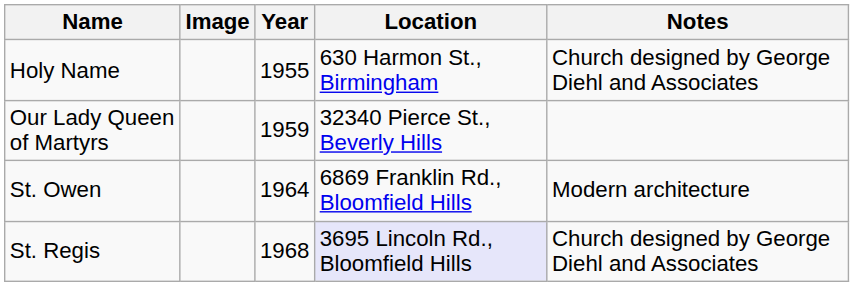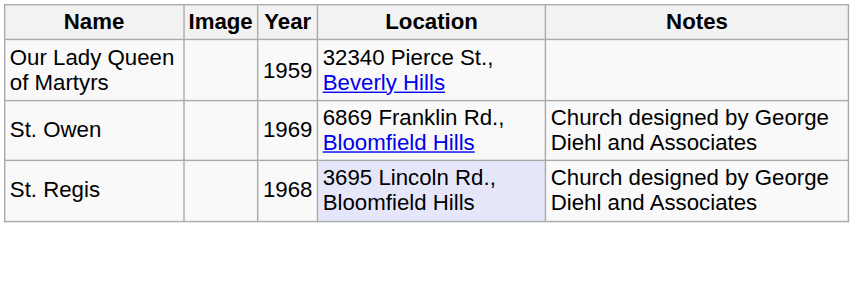- row: (65, 69)
(285, 190) 1964 -> (288, 130) 1969
(651, 190) Modern architecture -> (690, 130) Church designed by George Diehl and Associates
